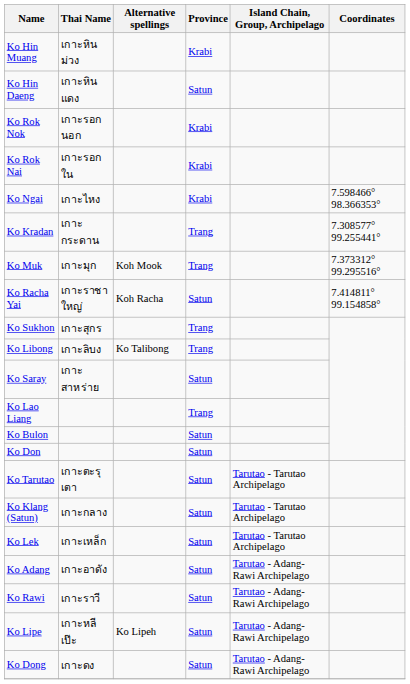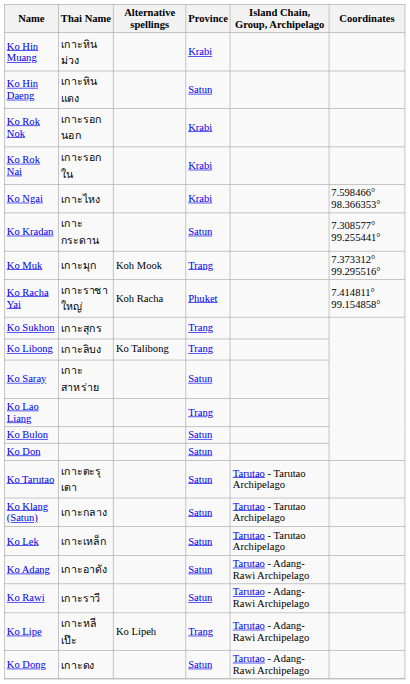(201, 232) Trang -> (200, 232) Satun
(200, 298) Satun -> (203, 298) Phuket
(200, 631) Satun -> (201, 631) Trang
